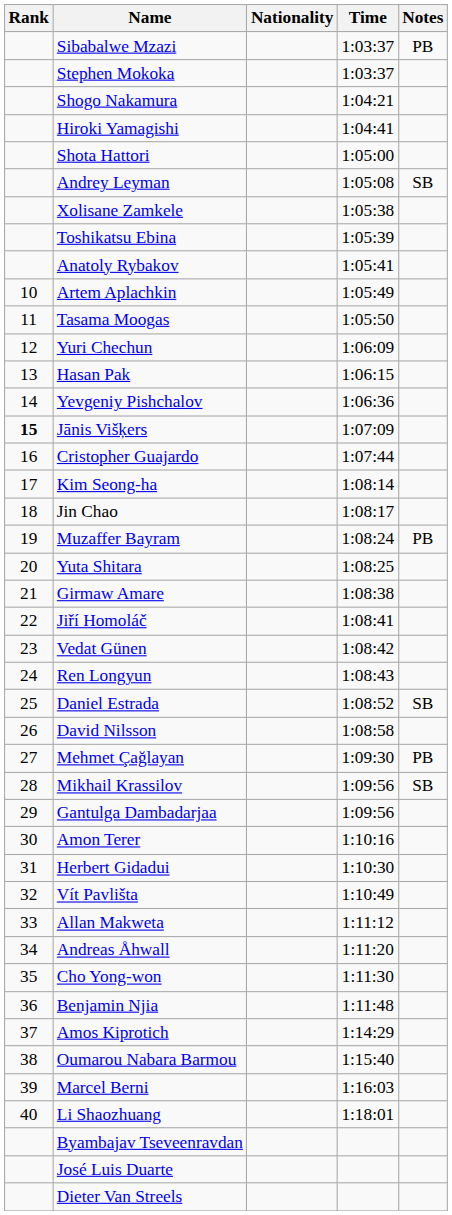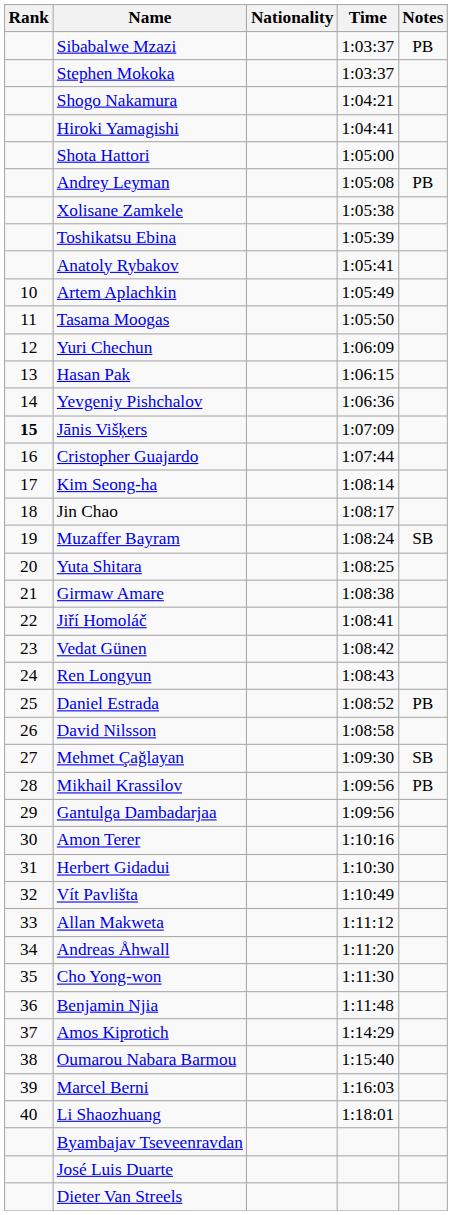(423, 182) SB -> (423, 182) PB
(423, 538) PB -> (423, 538) SB
(423, 703) SB -> (423, 703) PB
(423, 758) PB -> (423, 758) SB
(423, 785) SB -> (423, 785) PB
